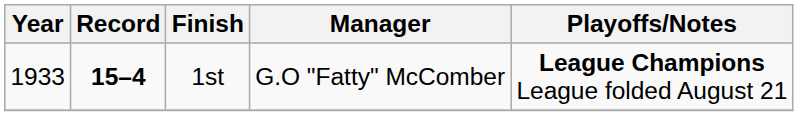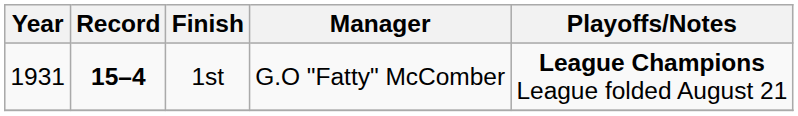(38, 76) 1933 -> (38, 76) 1931
